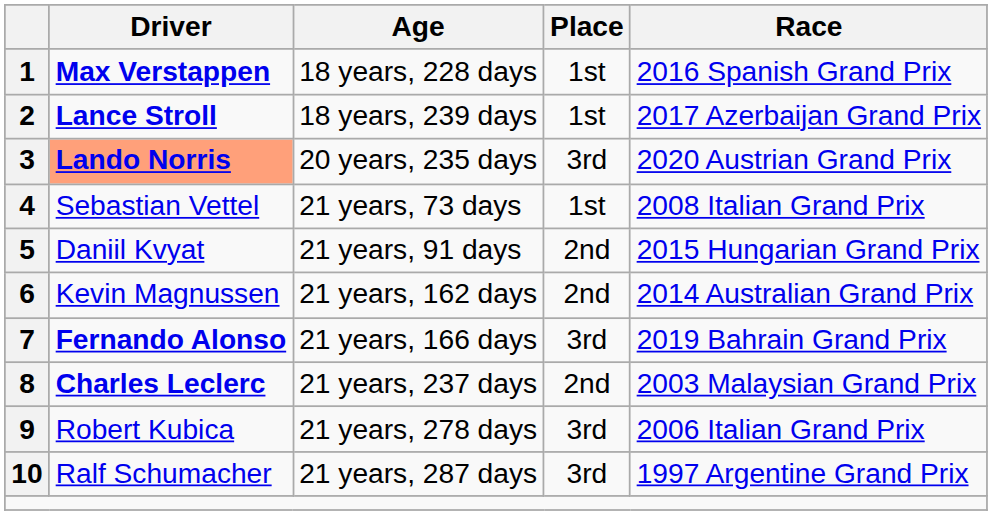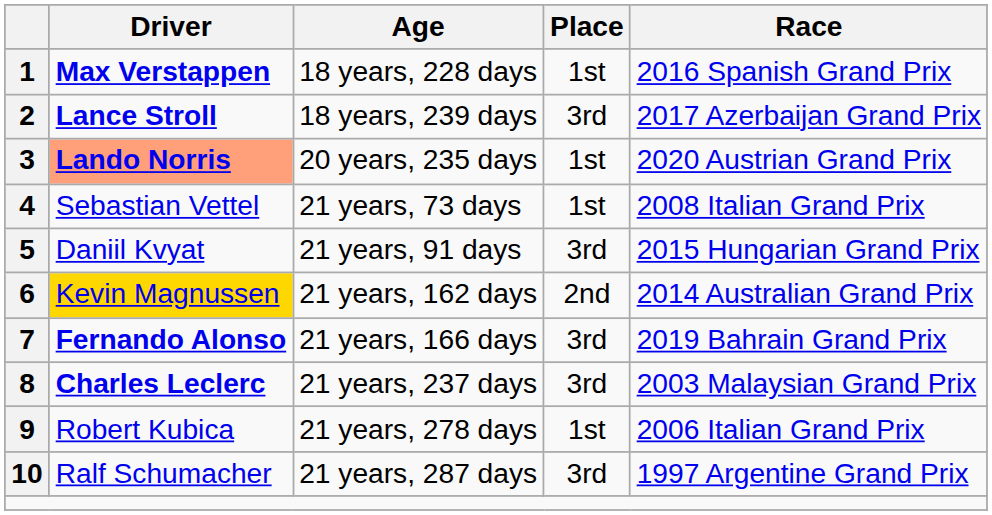(587, 116) 1st -> (587, 116) 3rd
(587, 160) 3rd -> (587, 160) 1st
(587, 250) 2nd -> (587, 250) 3rd
(168, 294) no background -> (168, 294) gold background
(587, 384) 2nd -> (587, 384) 3rd
(587, 428) 3rd -> (587, 428) 1st
